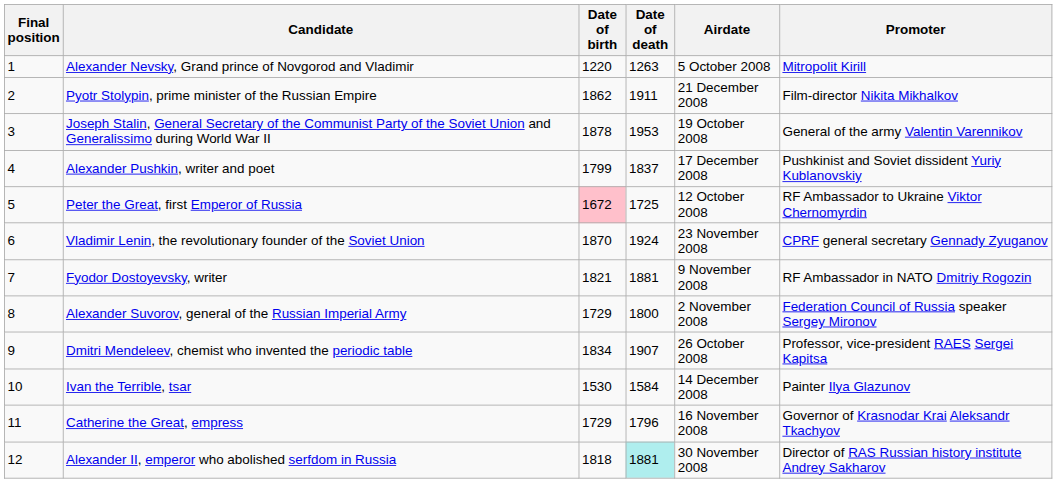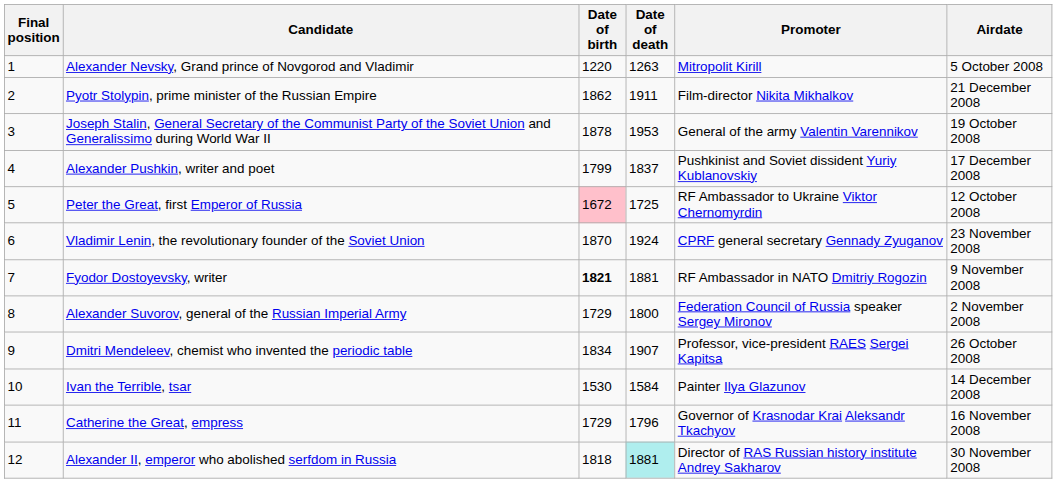columns swapped: (916, 30) <-> (727, 30)
(597, 277) normal -> (597, 277) bold
